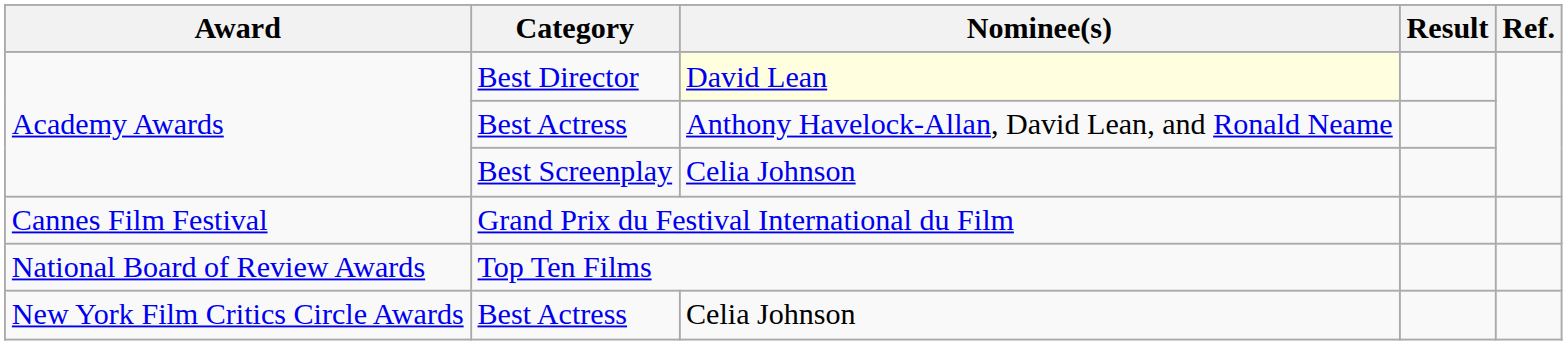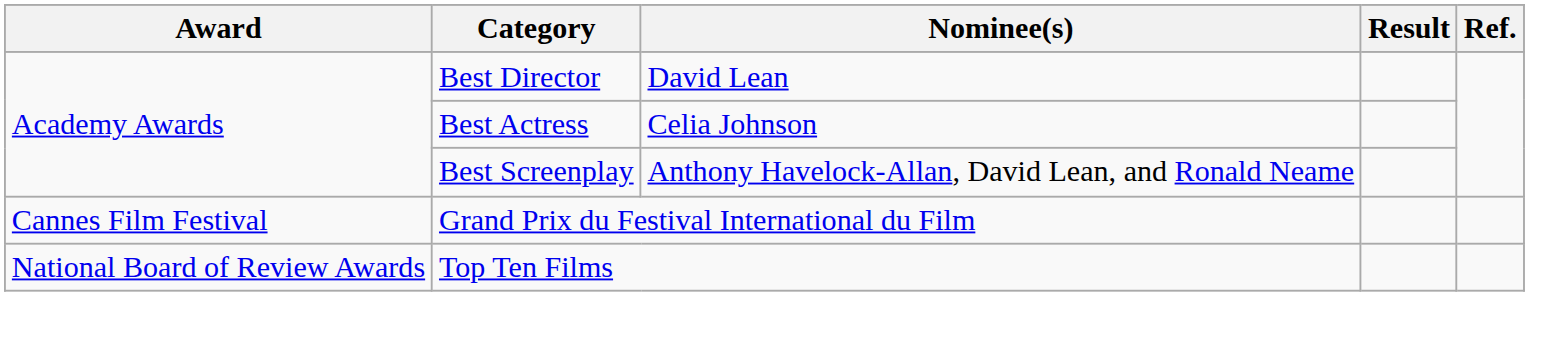(757, 76) lightyellow background -> (718, 76) no background
(1039, 123) Anthony Havelock-Allan, David Lean, and Ronald Neame -> (732, 123) Celia Johnson
(771, 171) Celia Johnson -> (1001, 171) Anthony Havelock-Allan, David Lean, and Ronald Neame
- row: (238, 314)
